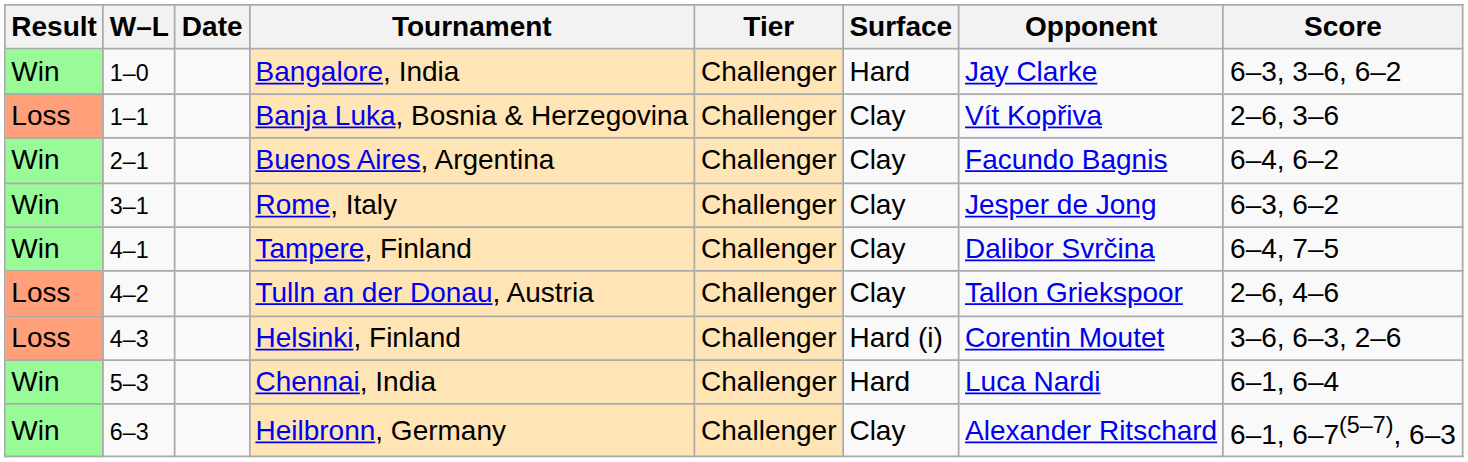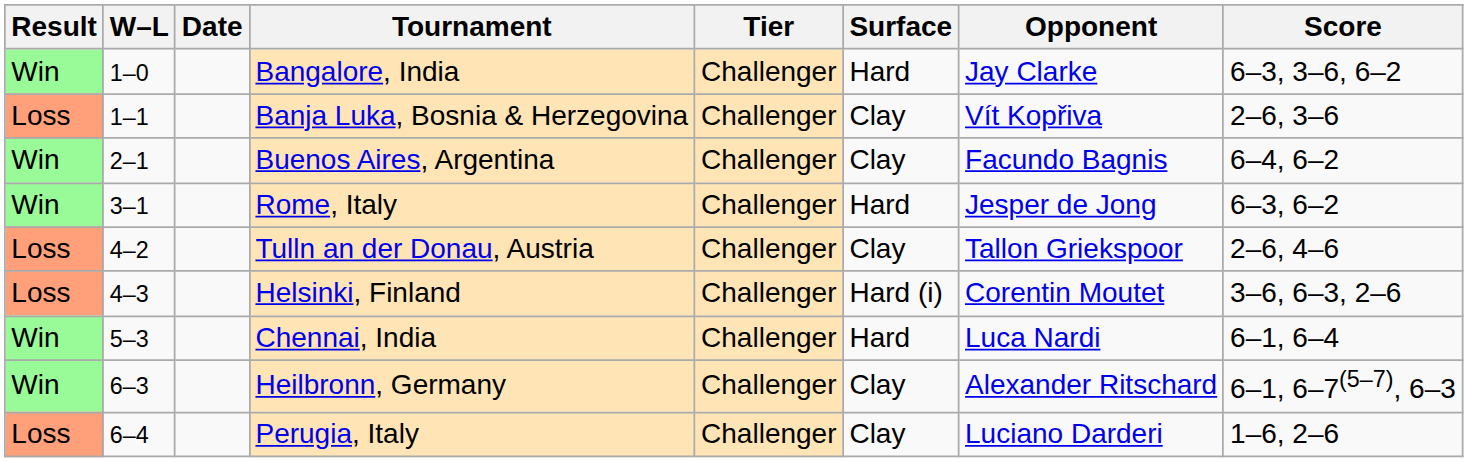(877, 204) Clay -> (880, 204) Hard
- row: (364, 248)
+ row: (337, 433)
